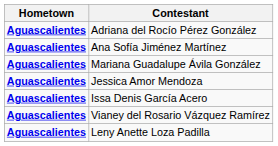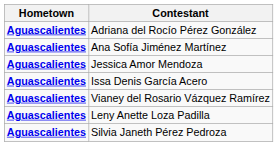- row: (176, 64)
+ row: (159, 133)
